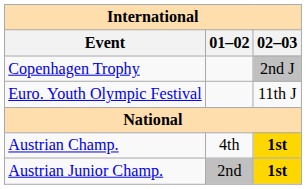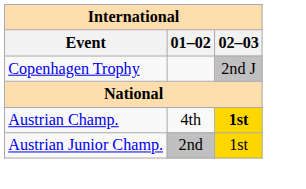- row: (105, 94)
(277, 171) bold -> (239, 145) normal
